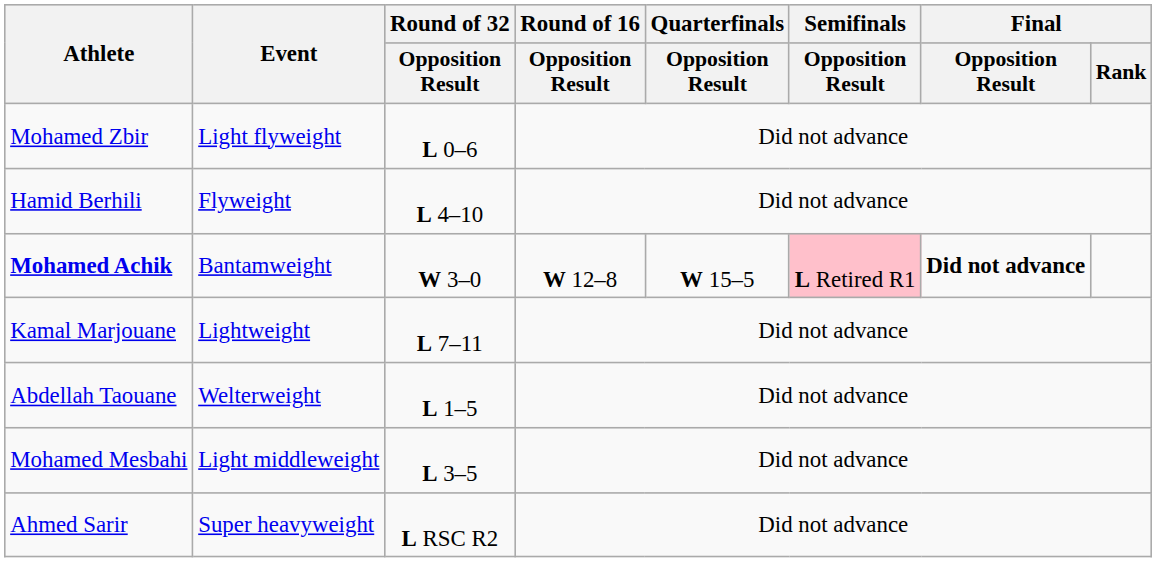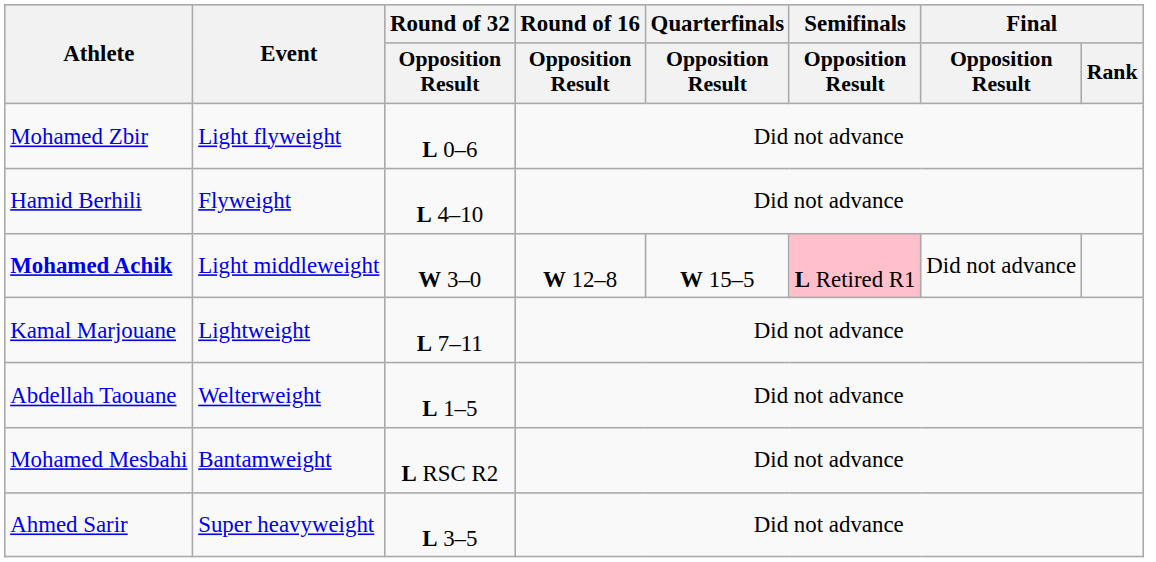(265, 265) Bantamweight -> (289, 265) Light middleweight
(1006, 265) bold -> (1001, 265) normal
(289, 460) Light middleweight -> (265, 460) Bantamweight
(450, 473) L 3–5 -> (450, 473) L RSC R2
(450, 538) L RSC R2 -> (450, 538) L 3–5
